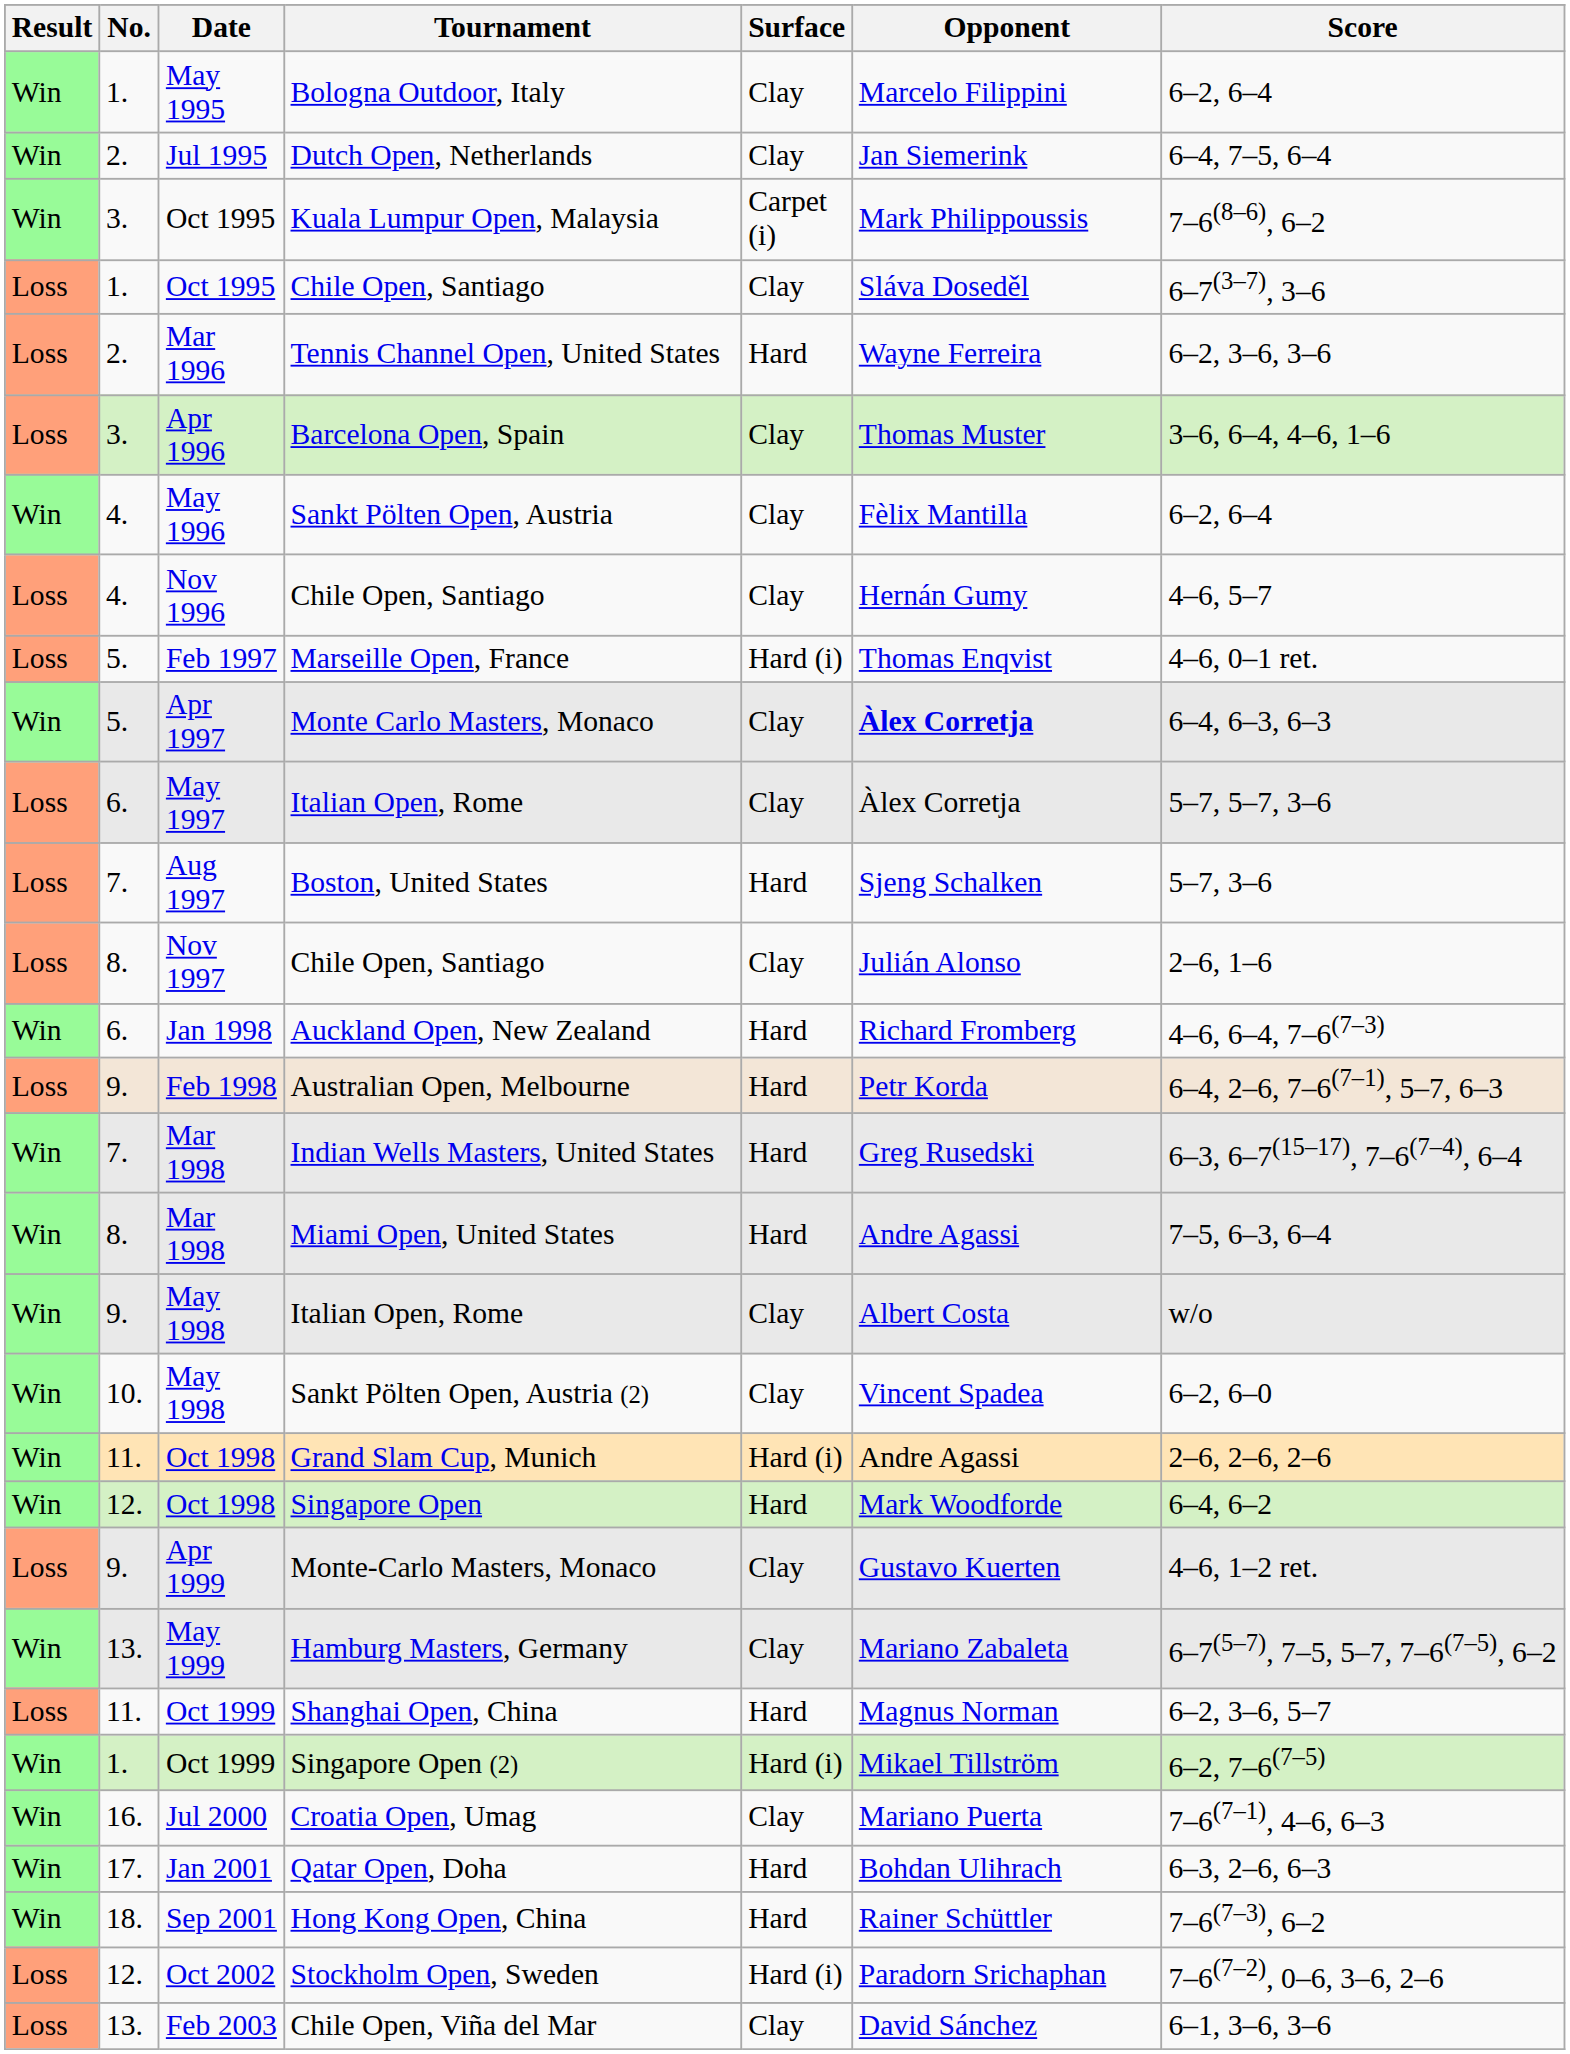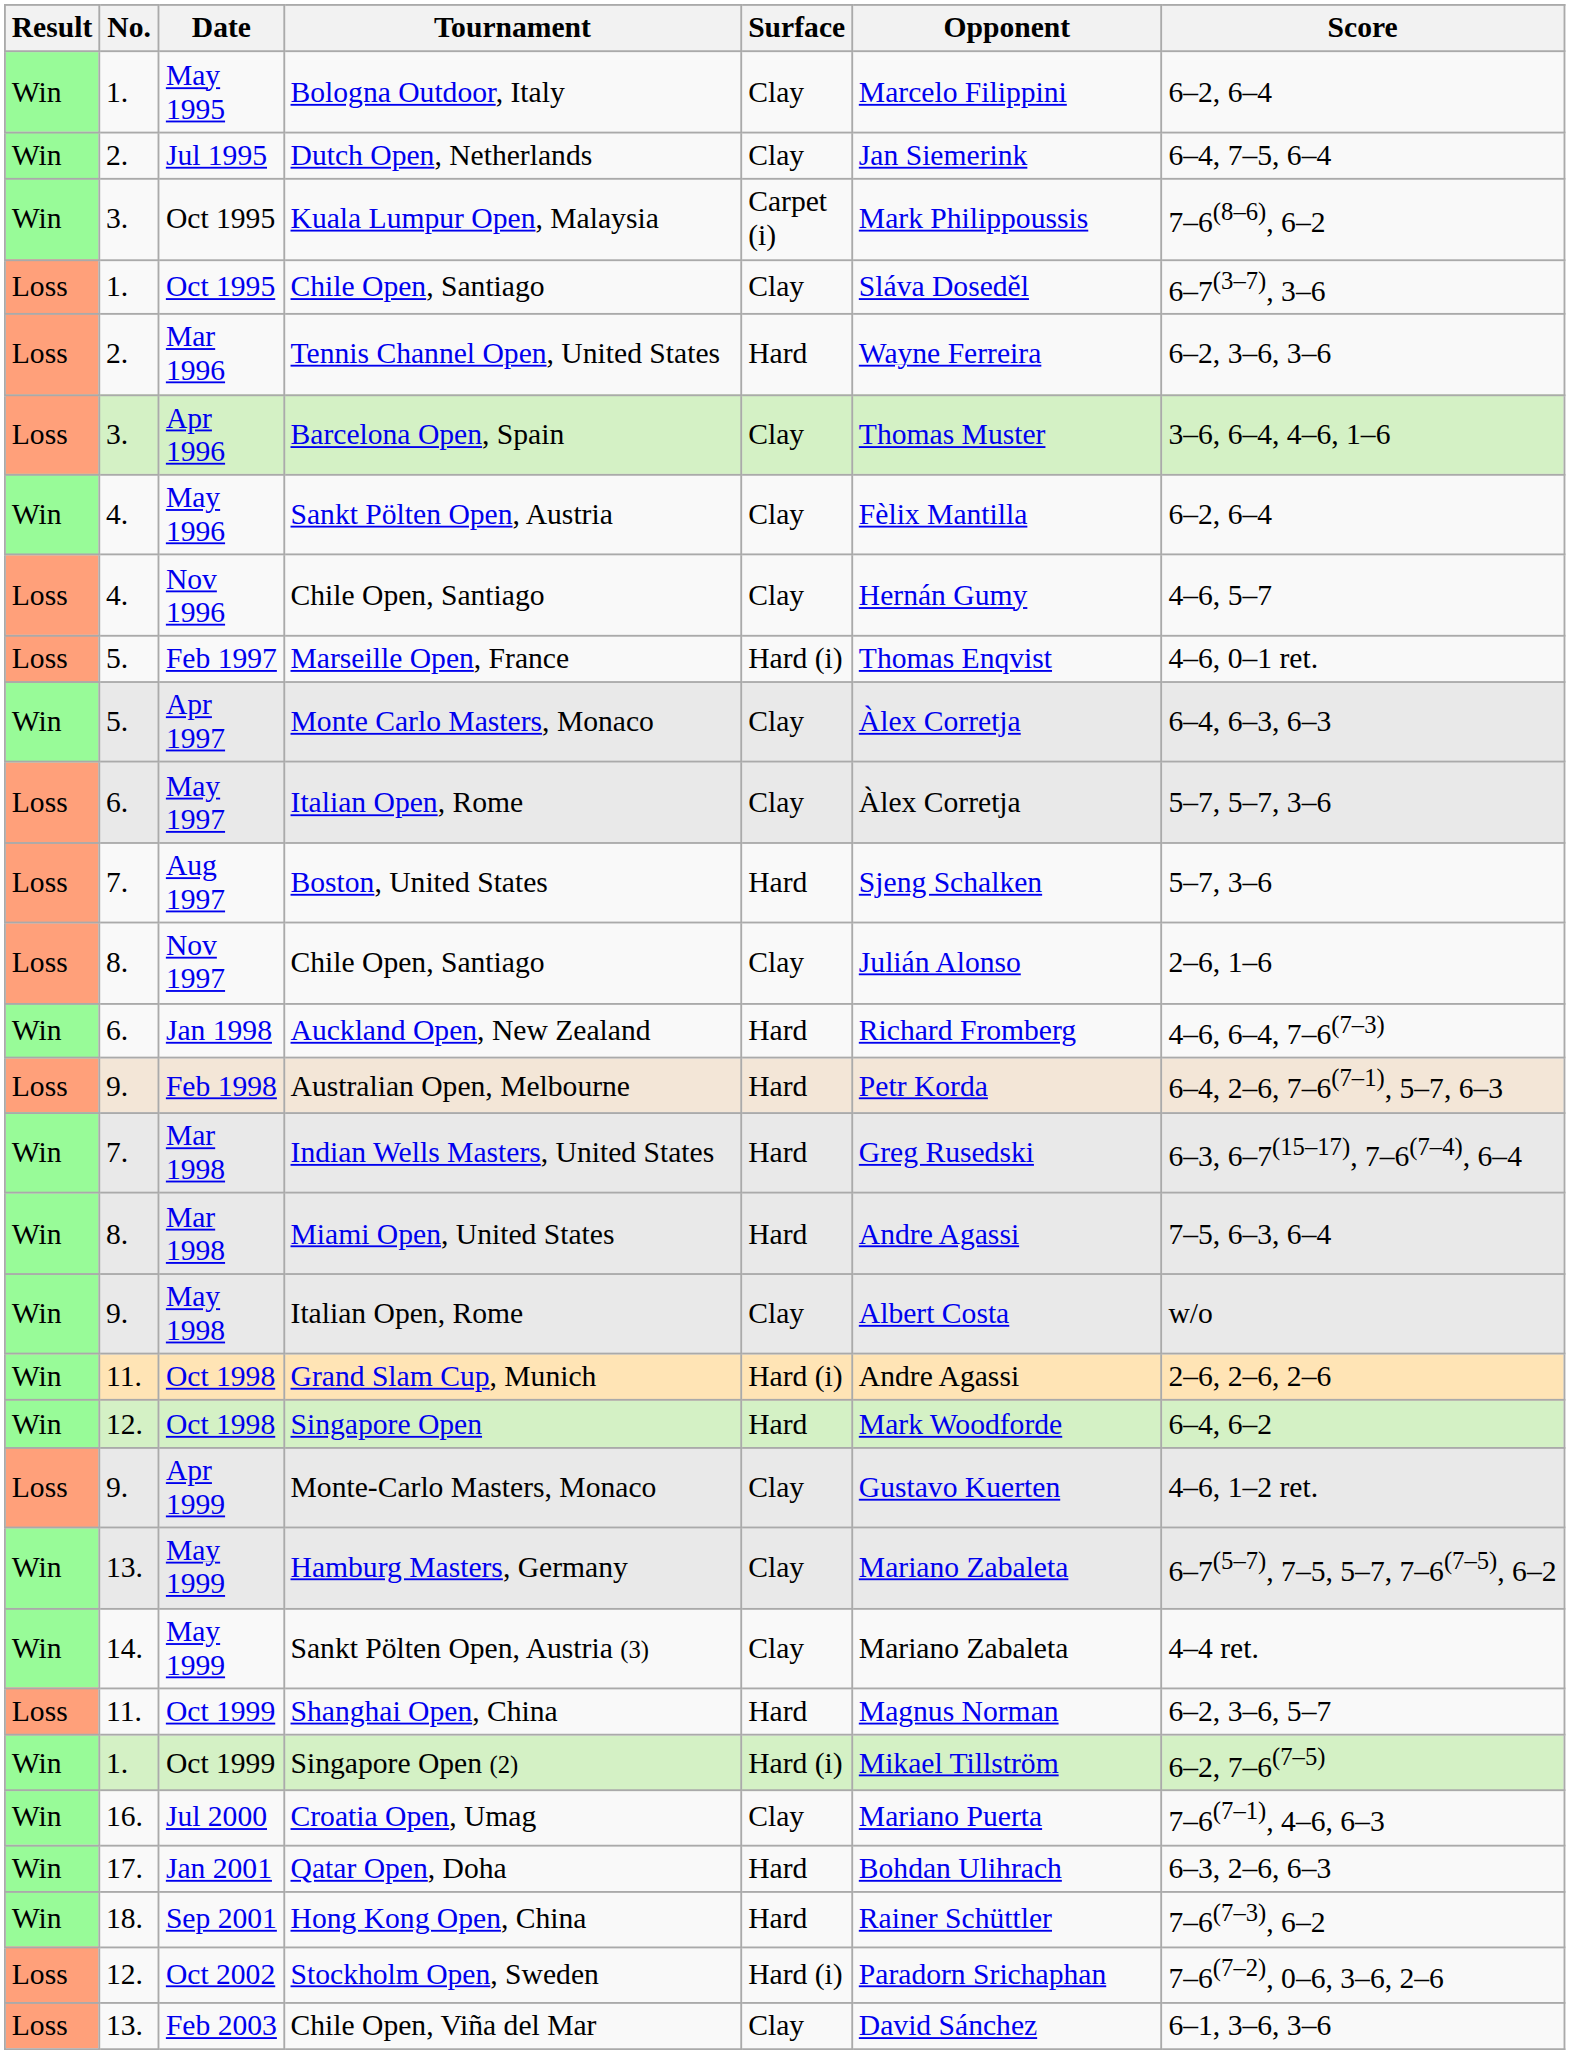(946, 721) bold -> (940, 721) normal
- row: (195, 1393)
+ row: (195, 1647)
